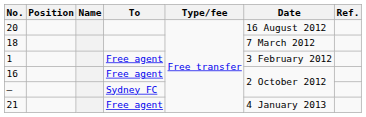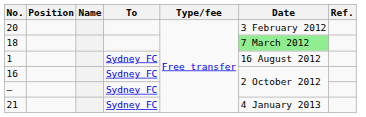(286, 28) 16 August 2012 -> (283, 28) 3 February 2012
(281, 43) no background -> (275, 43) lightgreen background
(134, 58) Free agent -> (132, 58) Sydney FC
(289, 58) 3 February 2012 -> (281, 58) 16 August 2012
(134, 74) Free agent -> (132, 74) Sydney FC
(134, 105) Free agent -> (132, 105) Sydney FC
